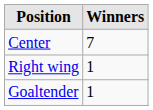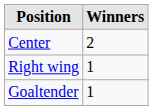(90, 42) 7 -> (90, 42) 2
